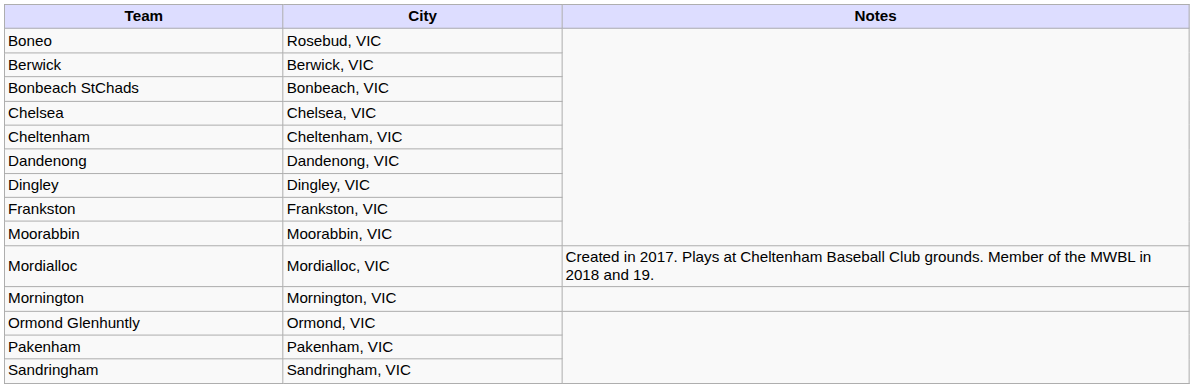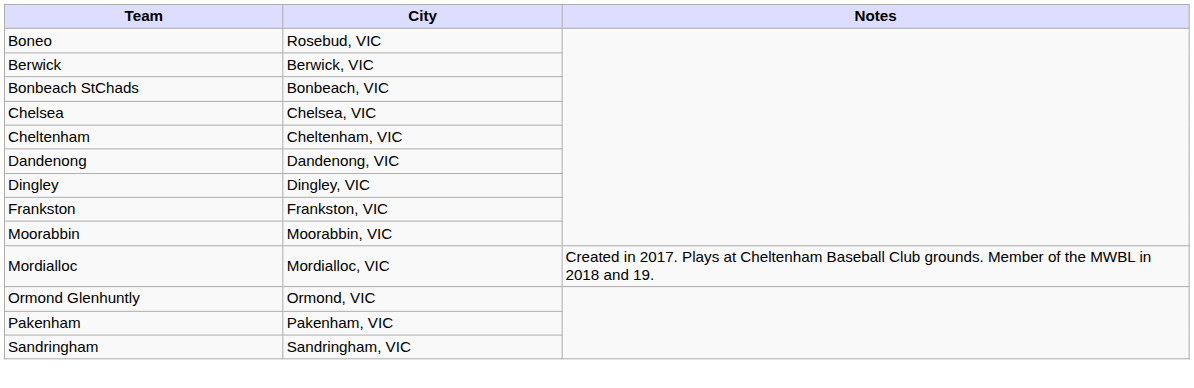- row: (46, 298)
